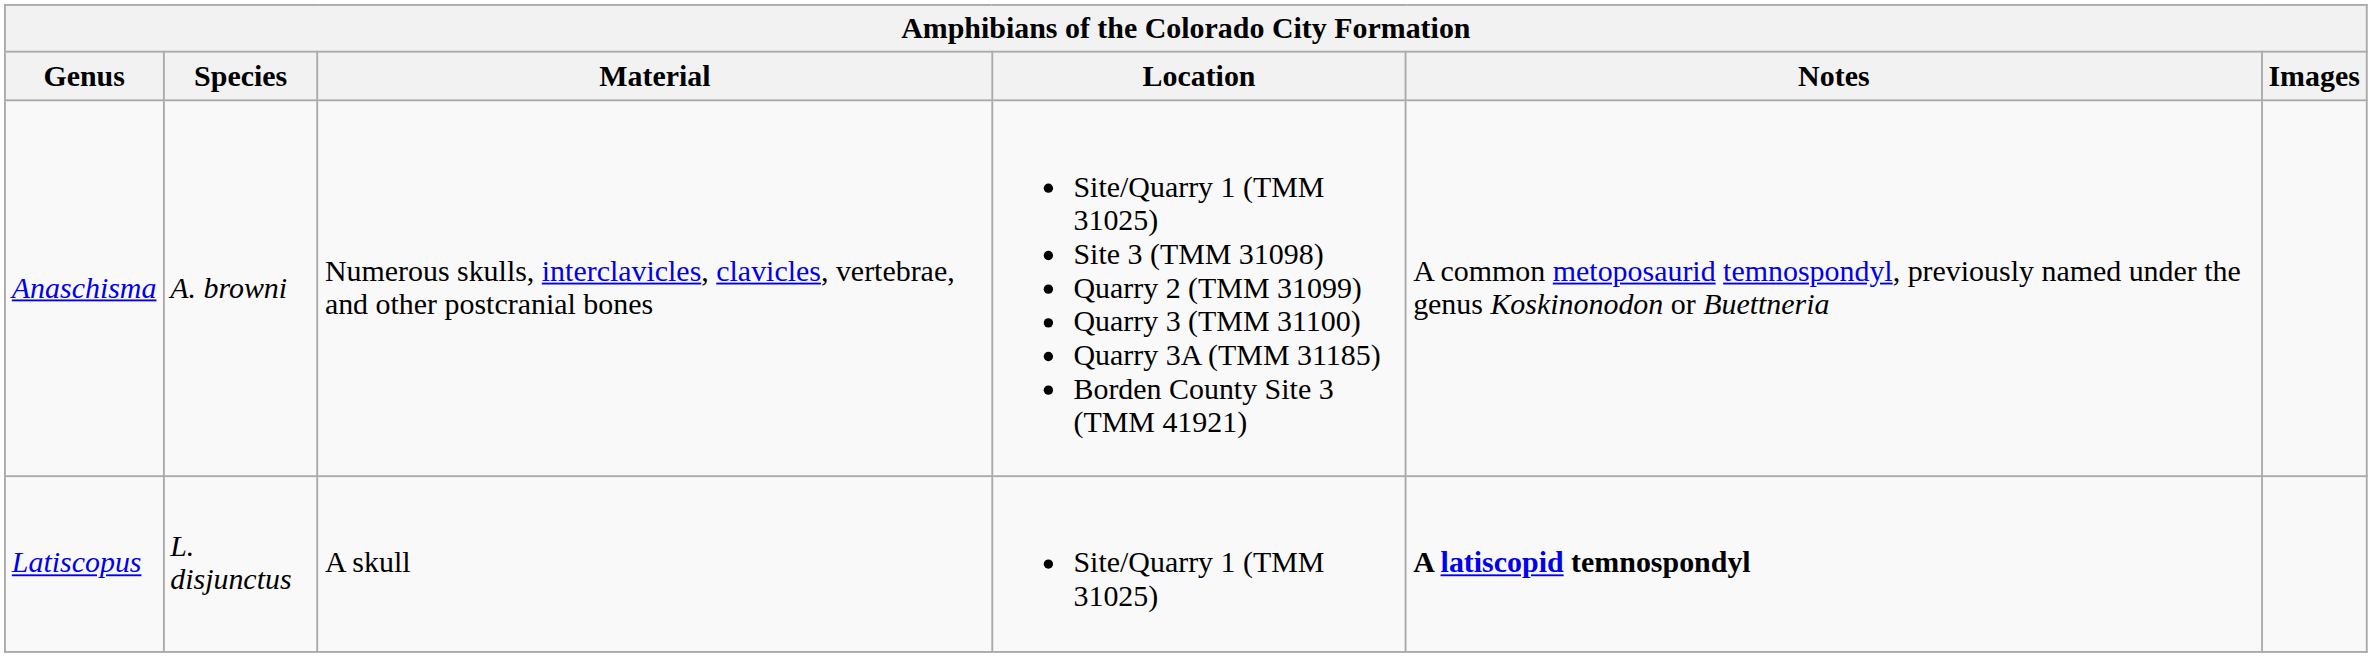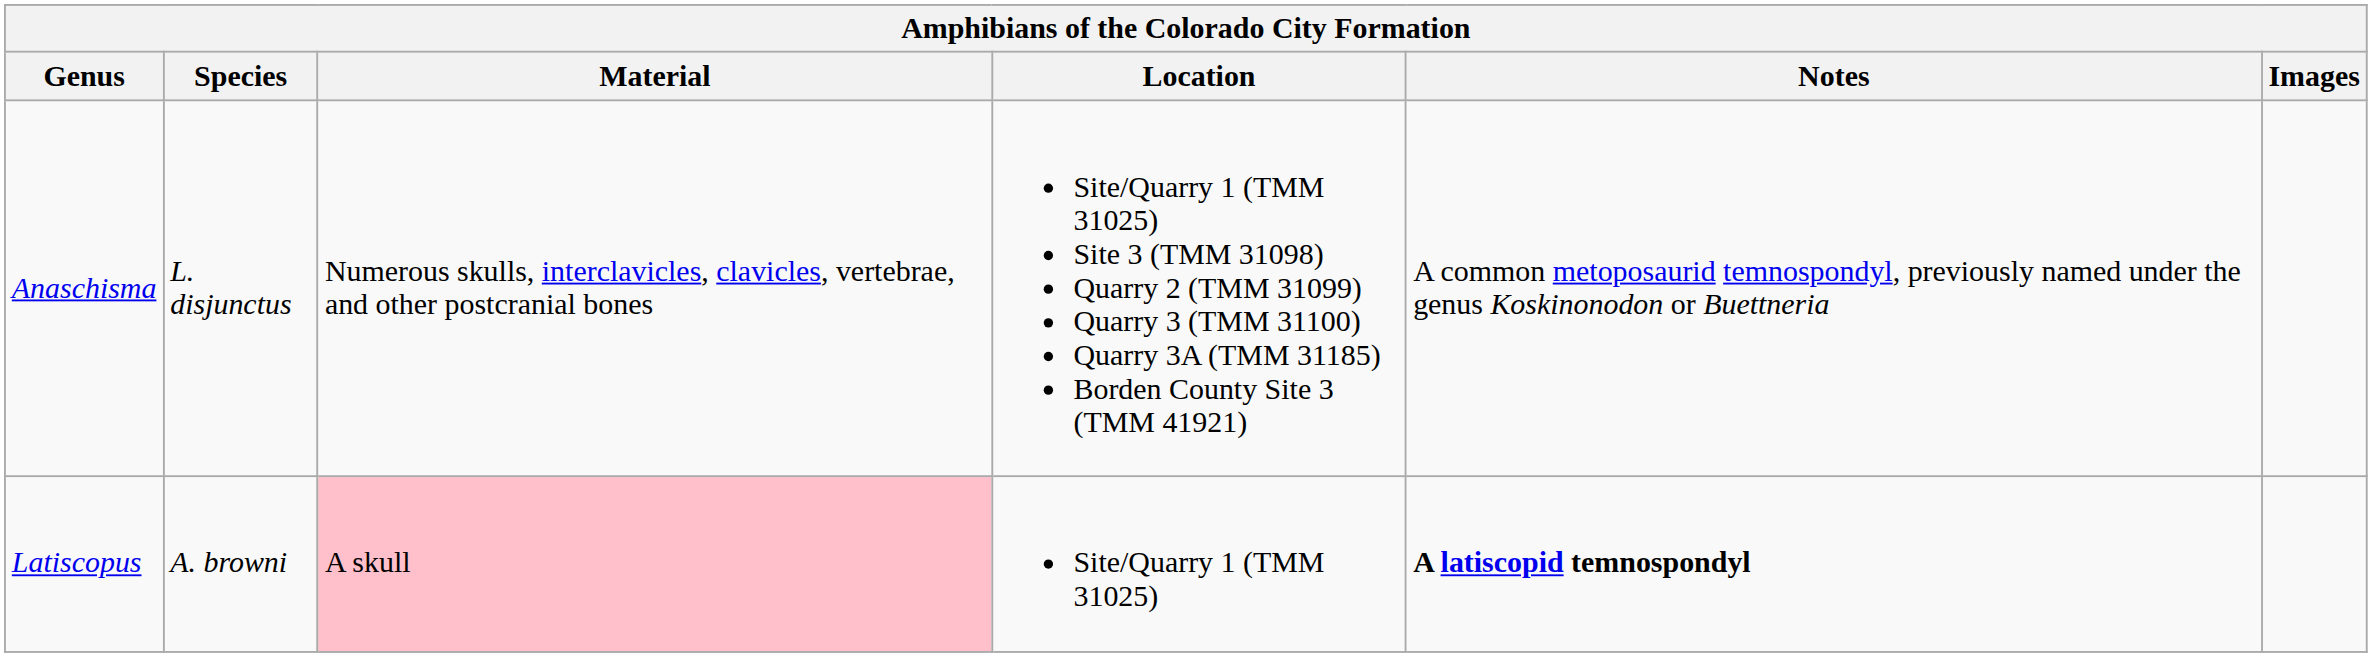(229, 287) A. browni -> (231, 287) L. disjunctus
(231, 563) L. disjunctus -> (229, 563) A. browni
(368, 563) no background -> (368, 563) pink background
